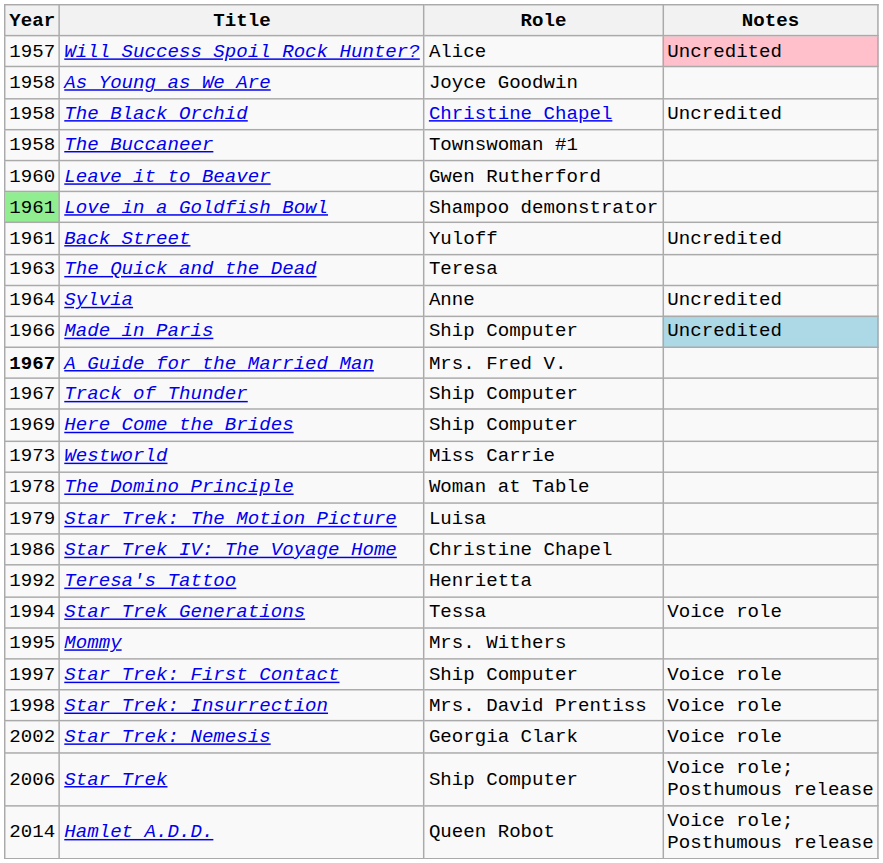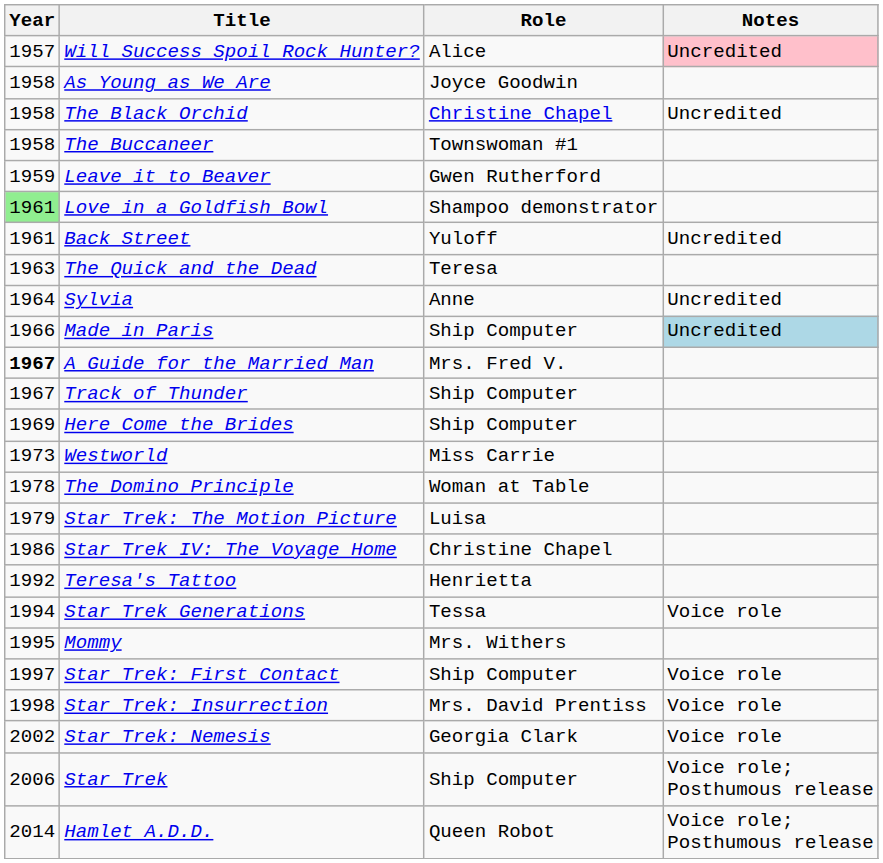(32, 176) 1960 -> (32, 176) 1959
